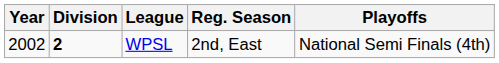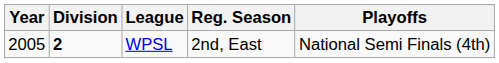(27, 44) 2002 -> (27, 44) 2005
